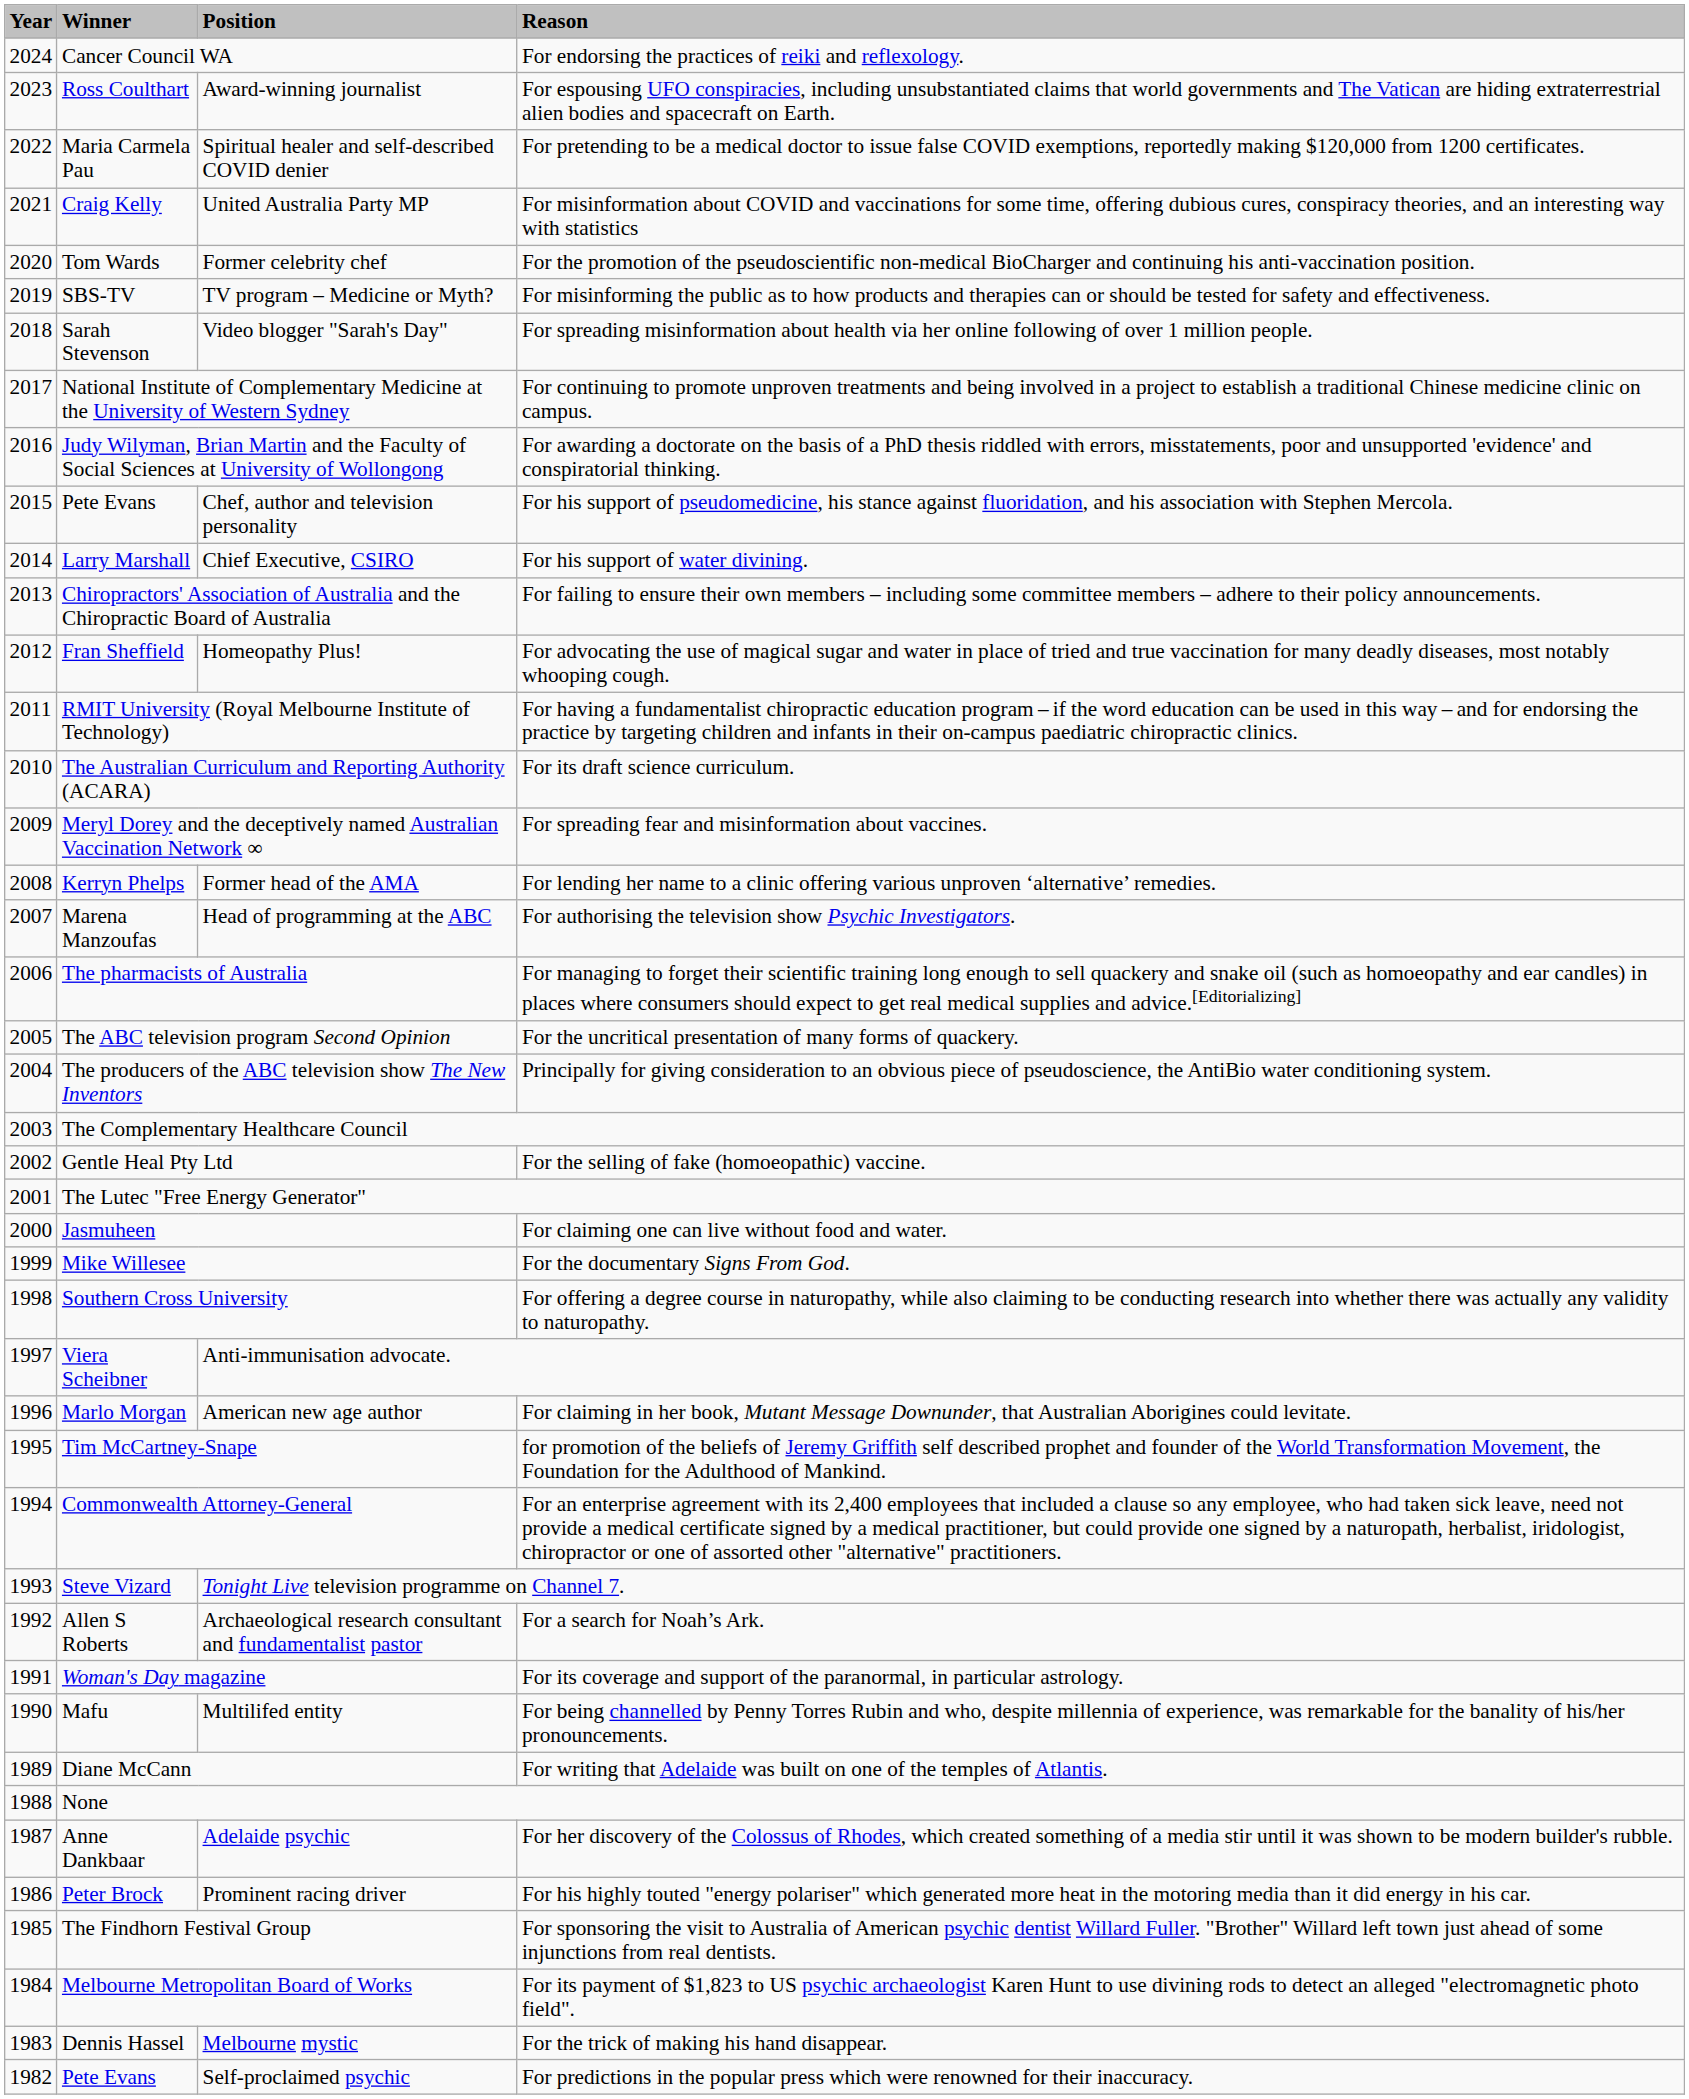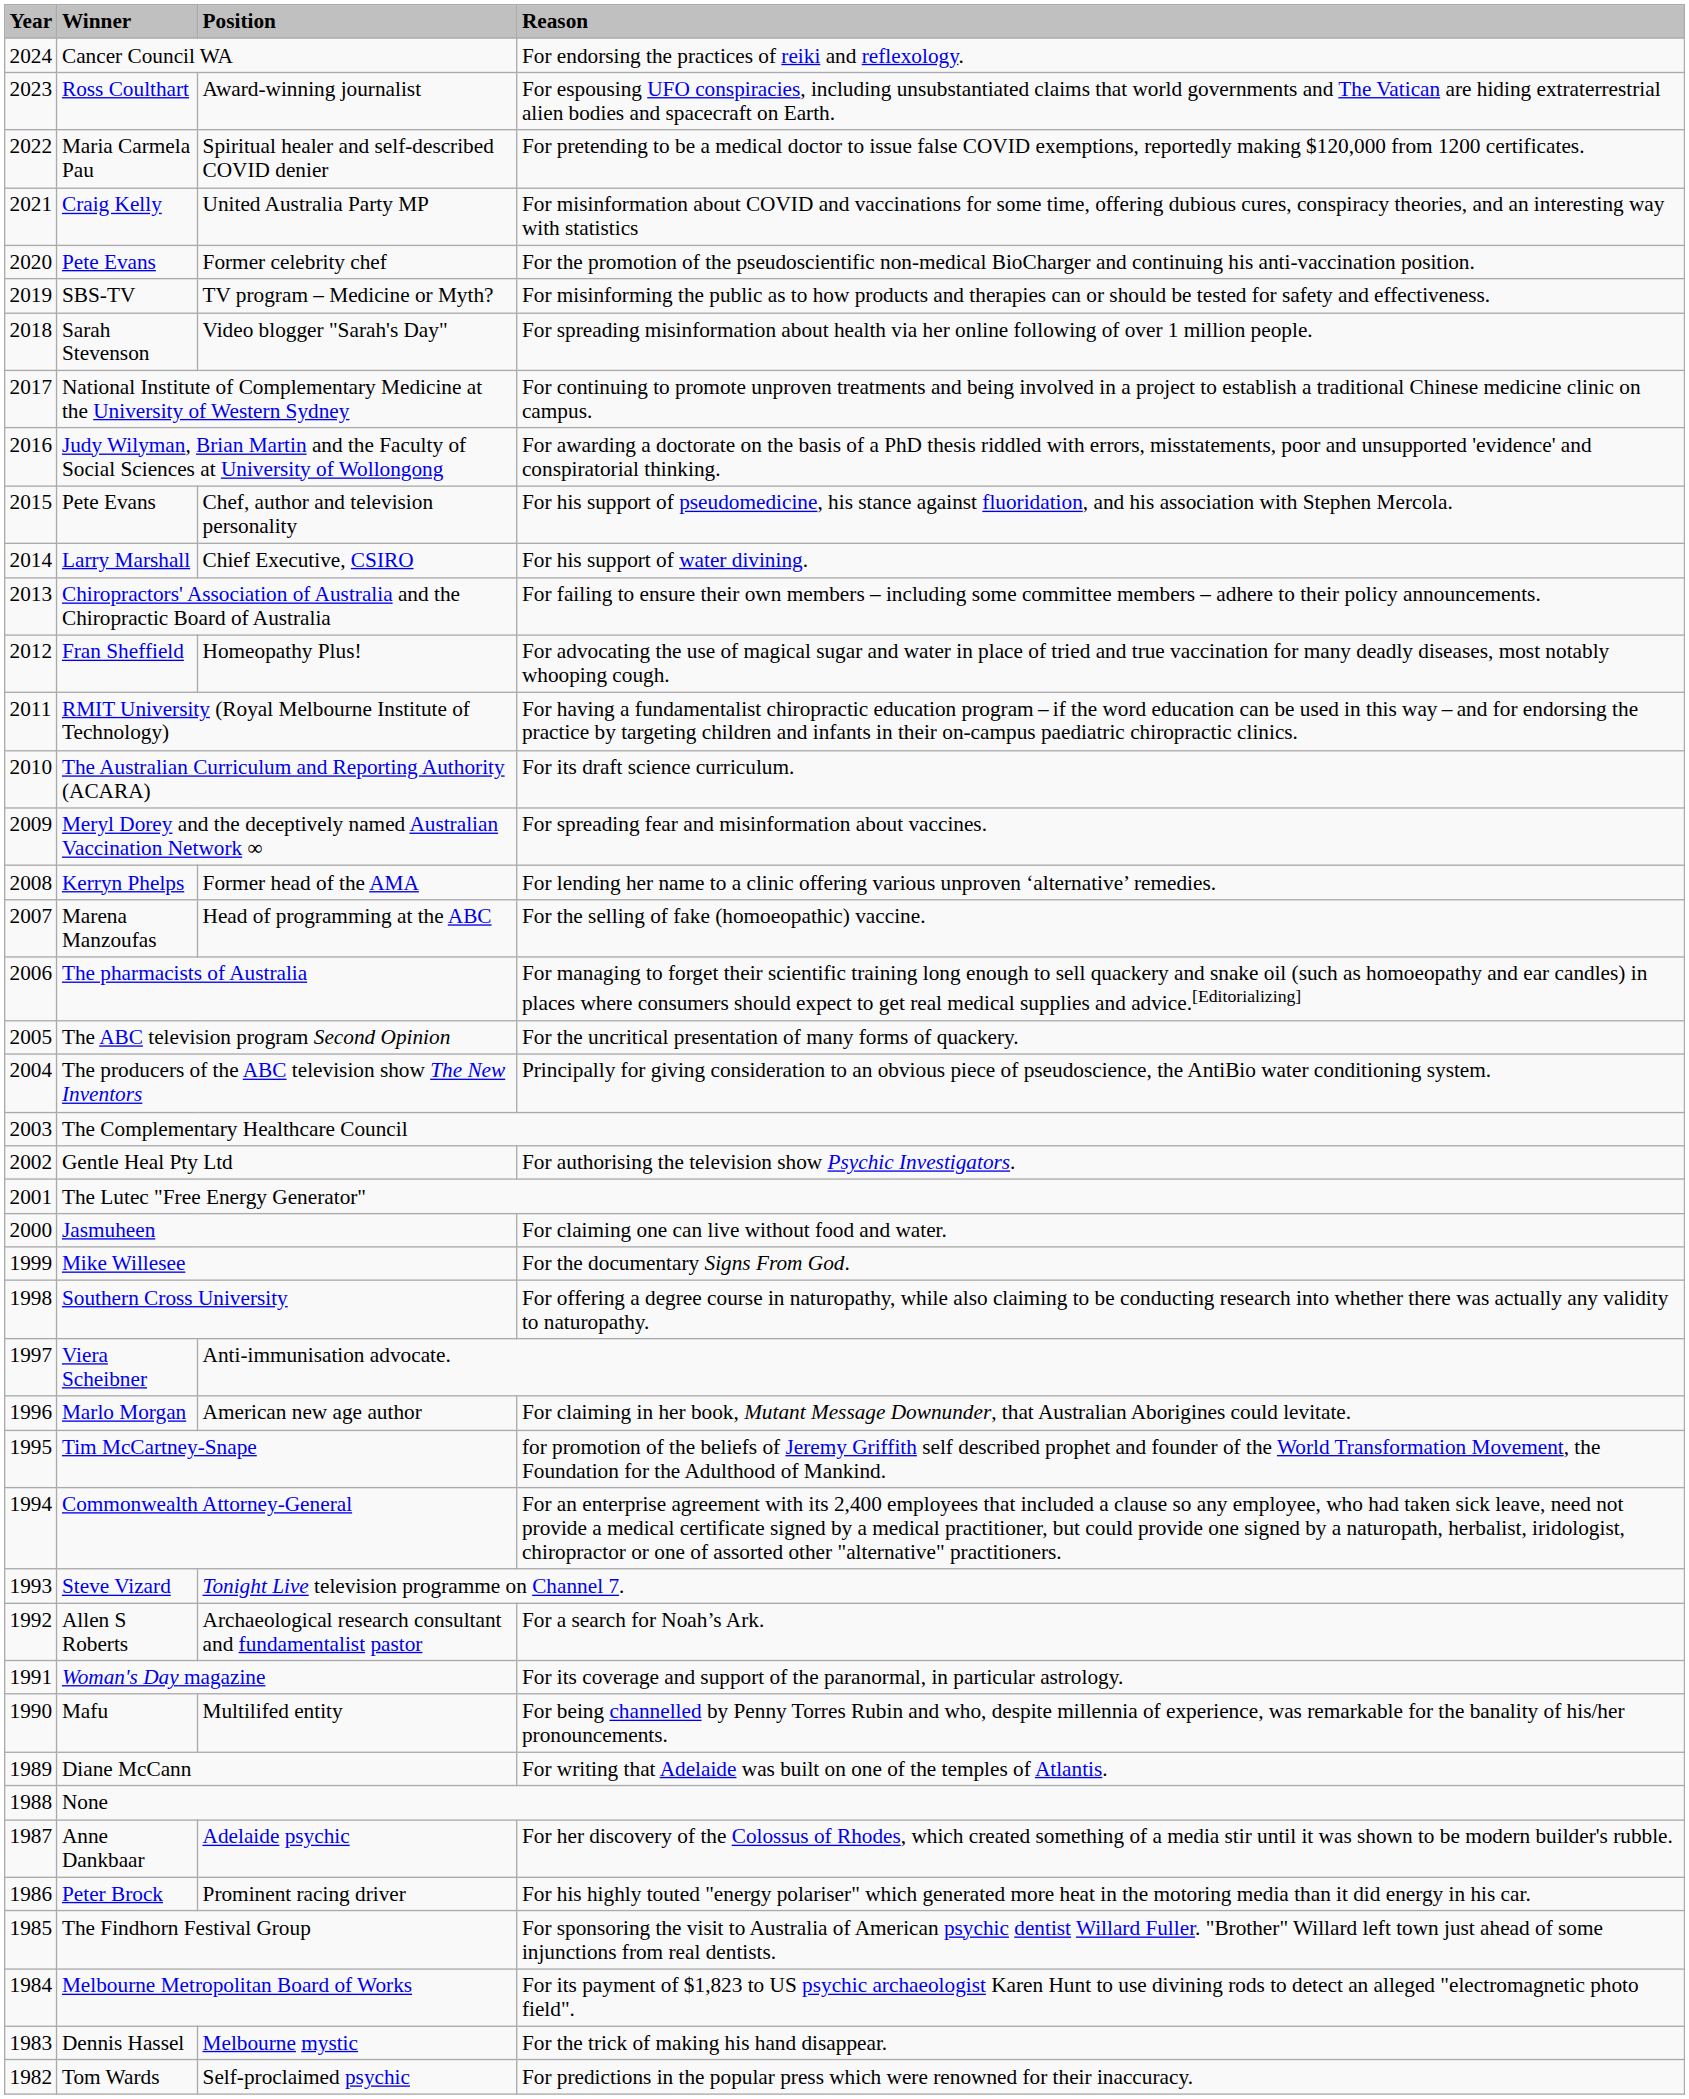(111, 261) Tom Wards -> (109, 261) Pete Evans
(769, 916) For authorising the television show Psychic Investigators. -> (724, 916) For the selling of fake (homoeopathic) vaccine.
(724, 1162) For the selling of fake (homoeopathic) vaccine. -> (769, 1162) For authorising the television show Psychic Investigators.
(109, 2076) Pete Evans -> (111, 2076) Tom Wards
